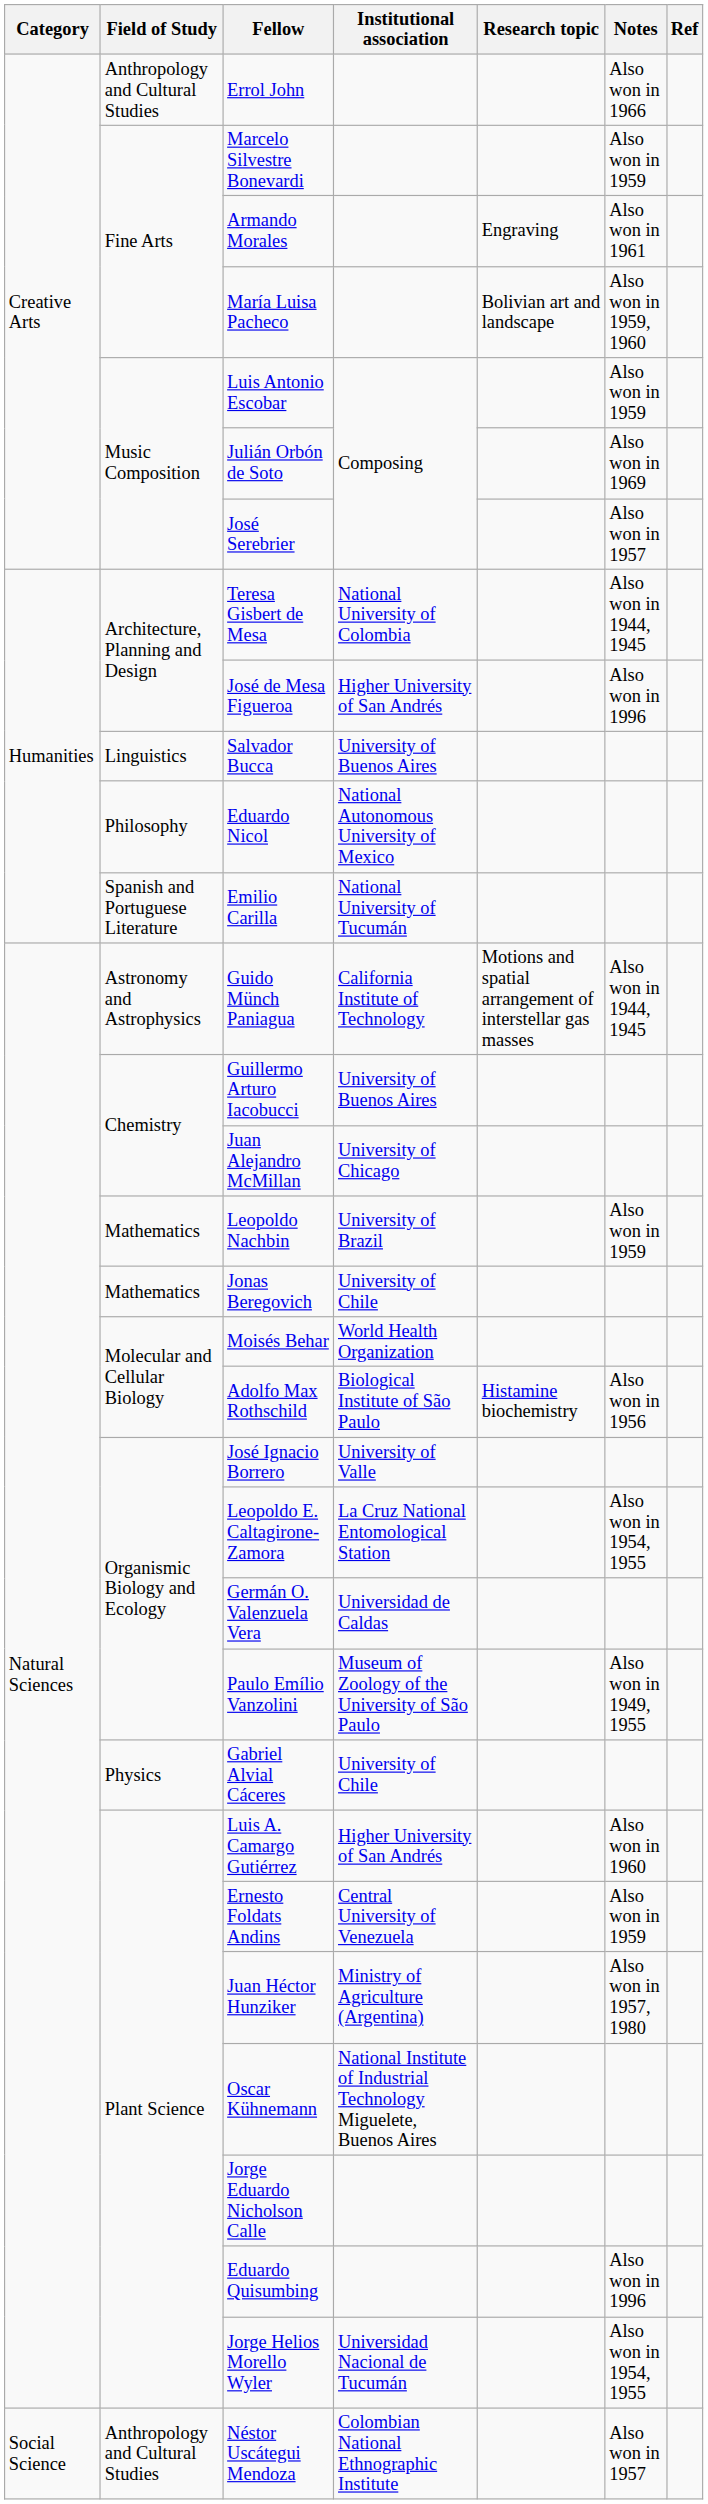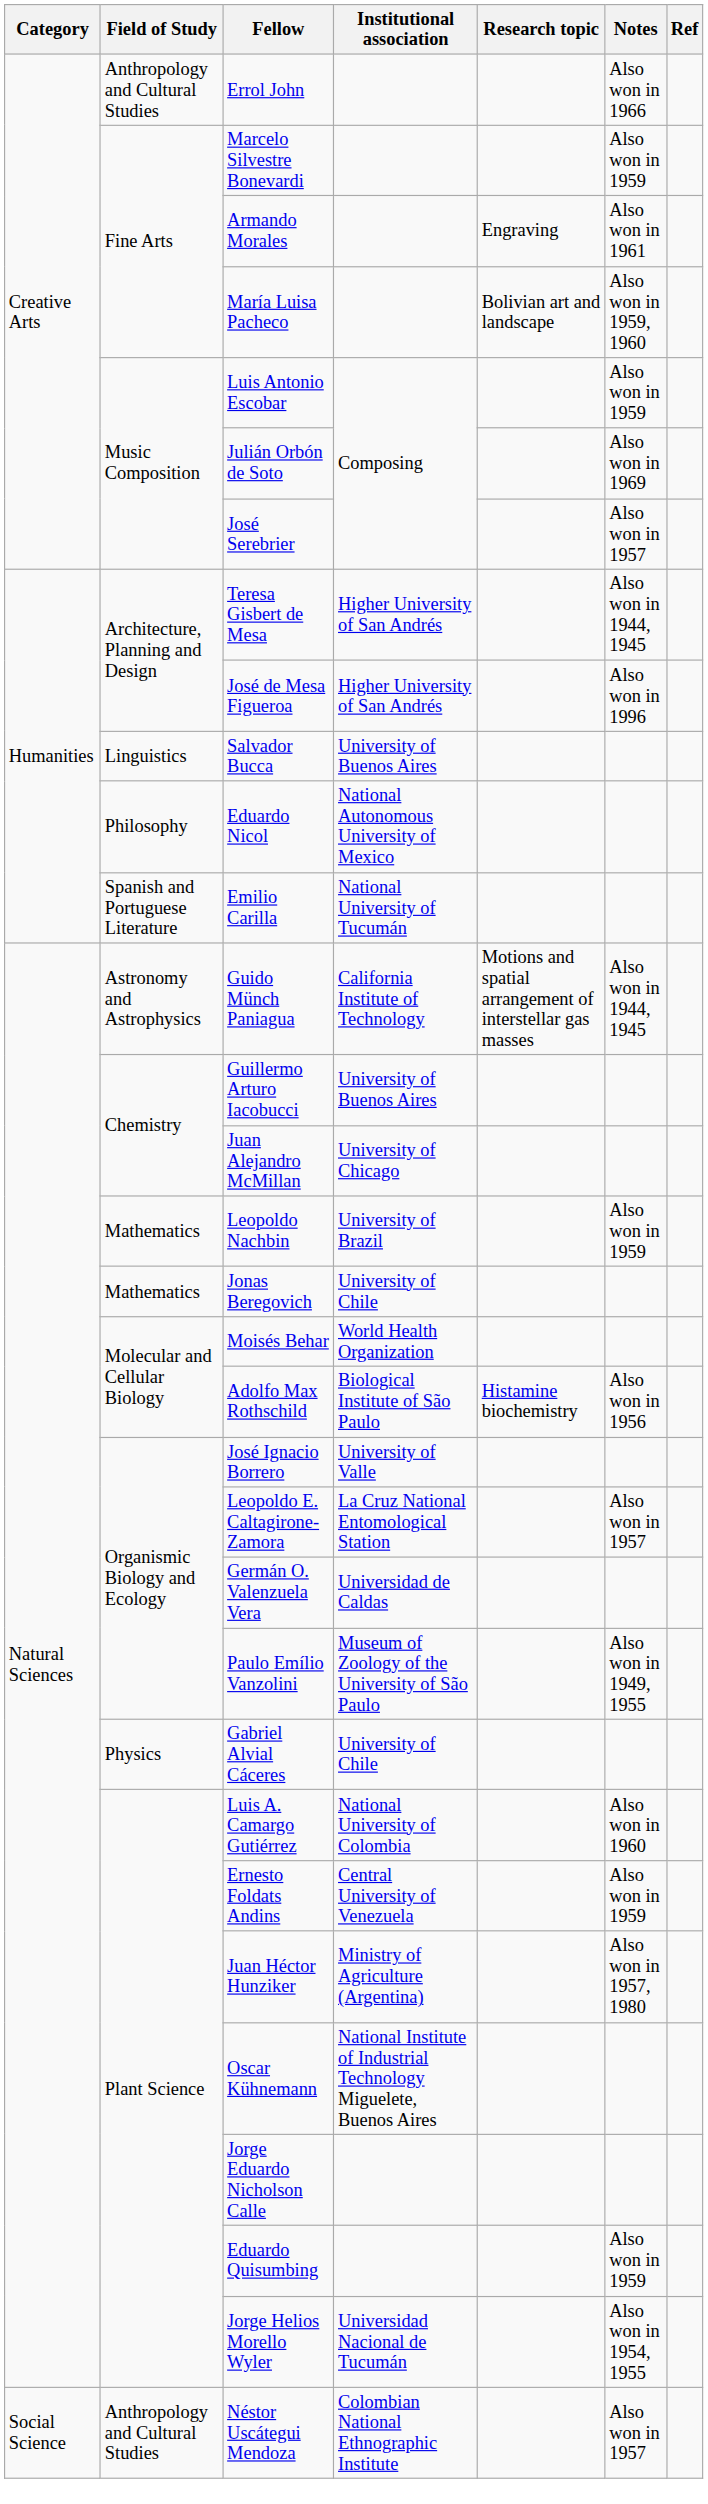(387, 614) National University of Colombia -> (405, 614) Higher University of San Andrés
(634, 1532) Also won in 1954, 1955 -> (634, 1521) Also won in 1957
(405, 1845) Higher University of San Andrés -> (387, 1825) National University of Colombia
(634, 2281) Also won in 1996 -> (634, 2260) Also won in 1959
